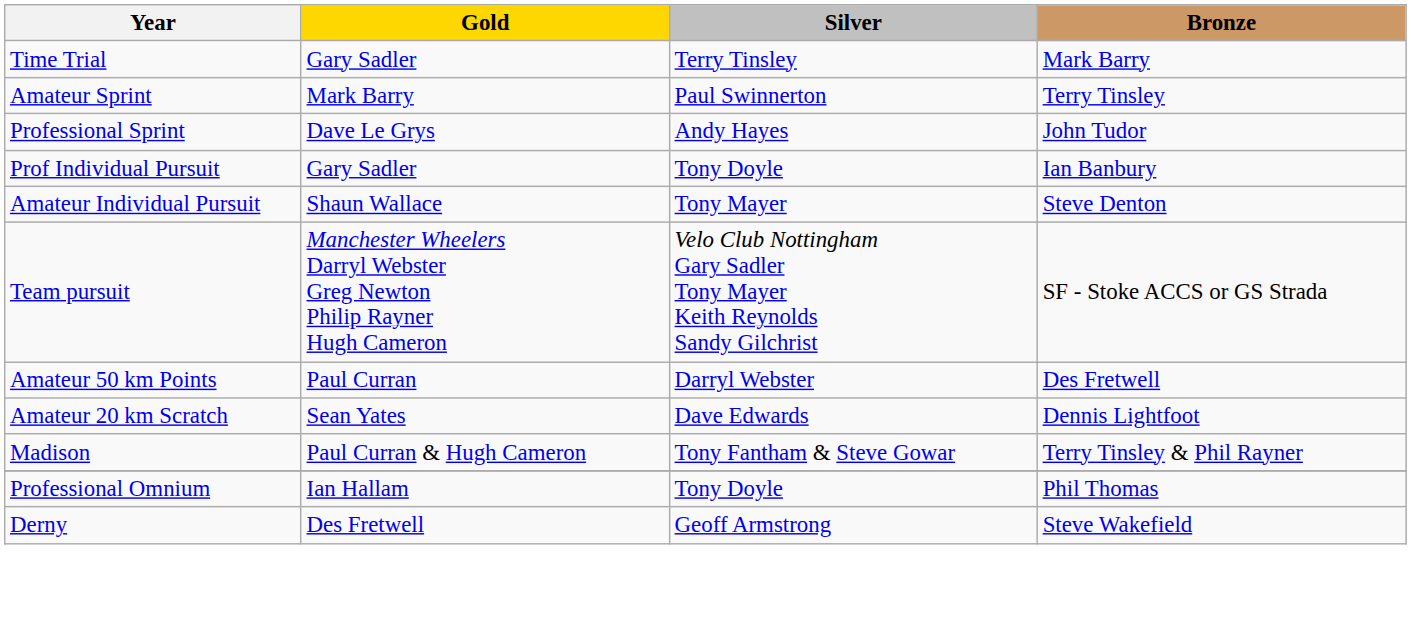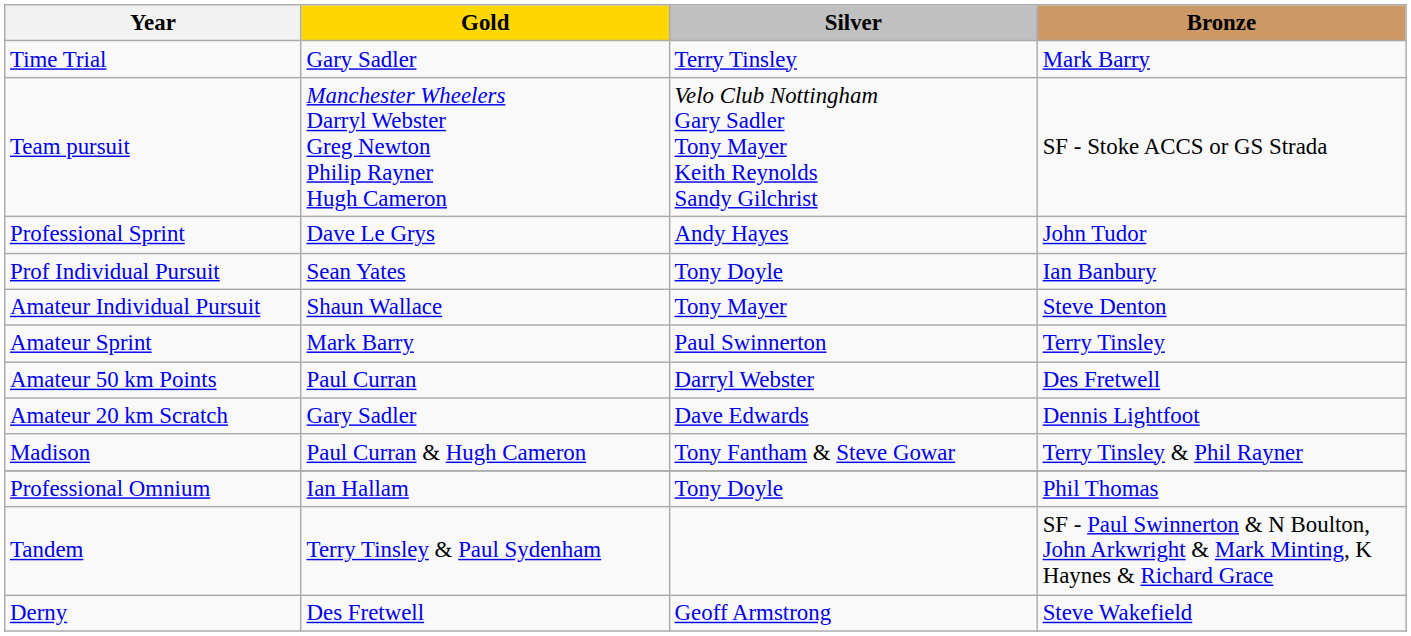rows swapped: (81, 95) <-> (70, 291)
(361, 167) Gary Sadler -> (356, 270) Sean Yates
(356, 415) Sean Yates -> (361, 415) Gary Sadler
+ row: (47, 550)
